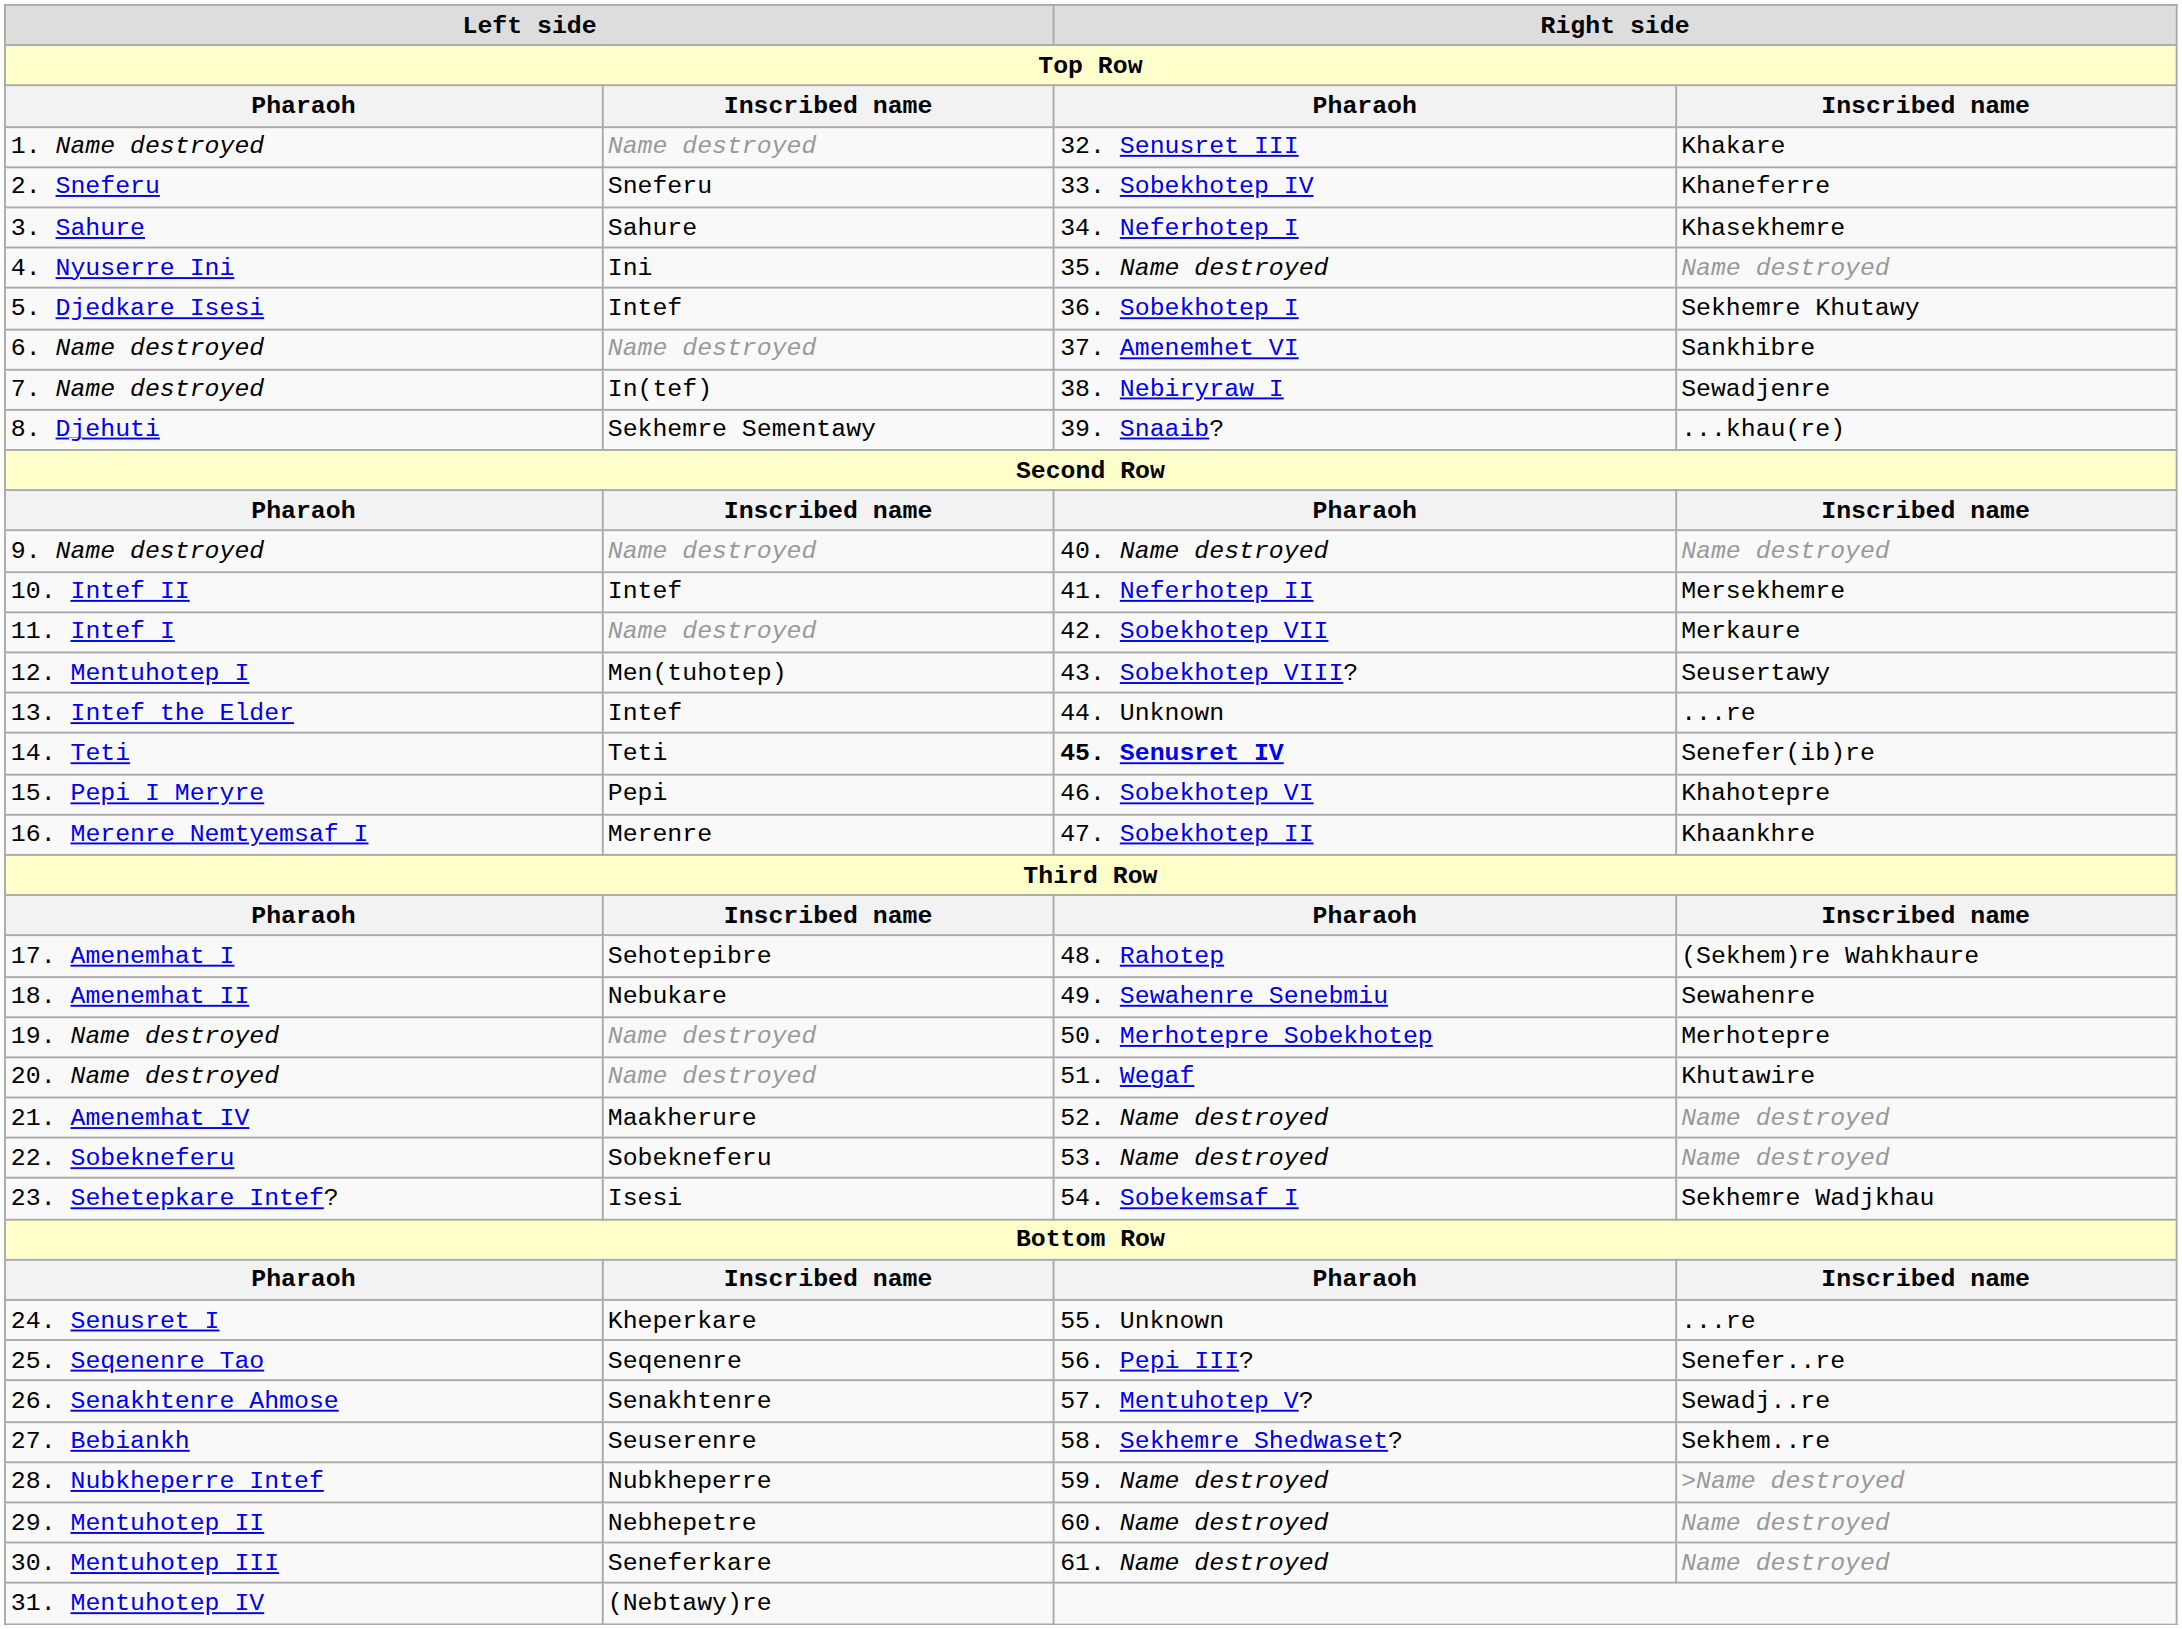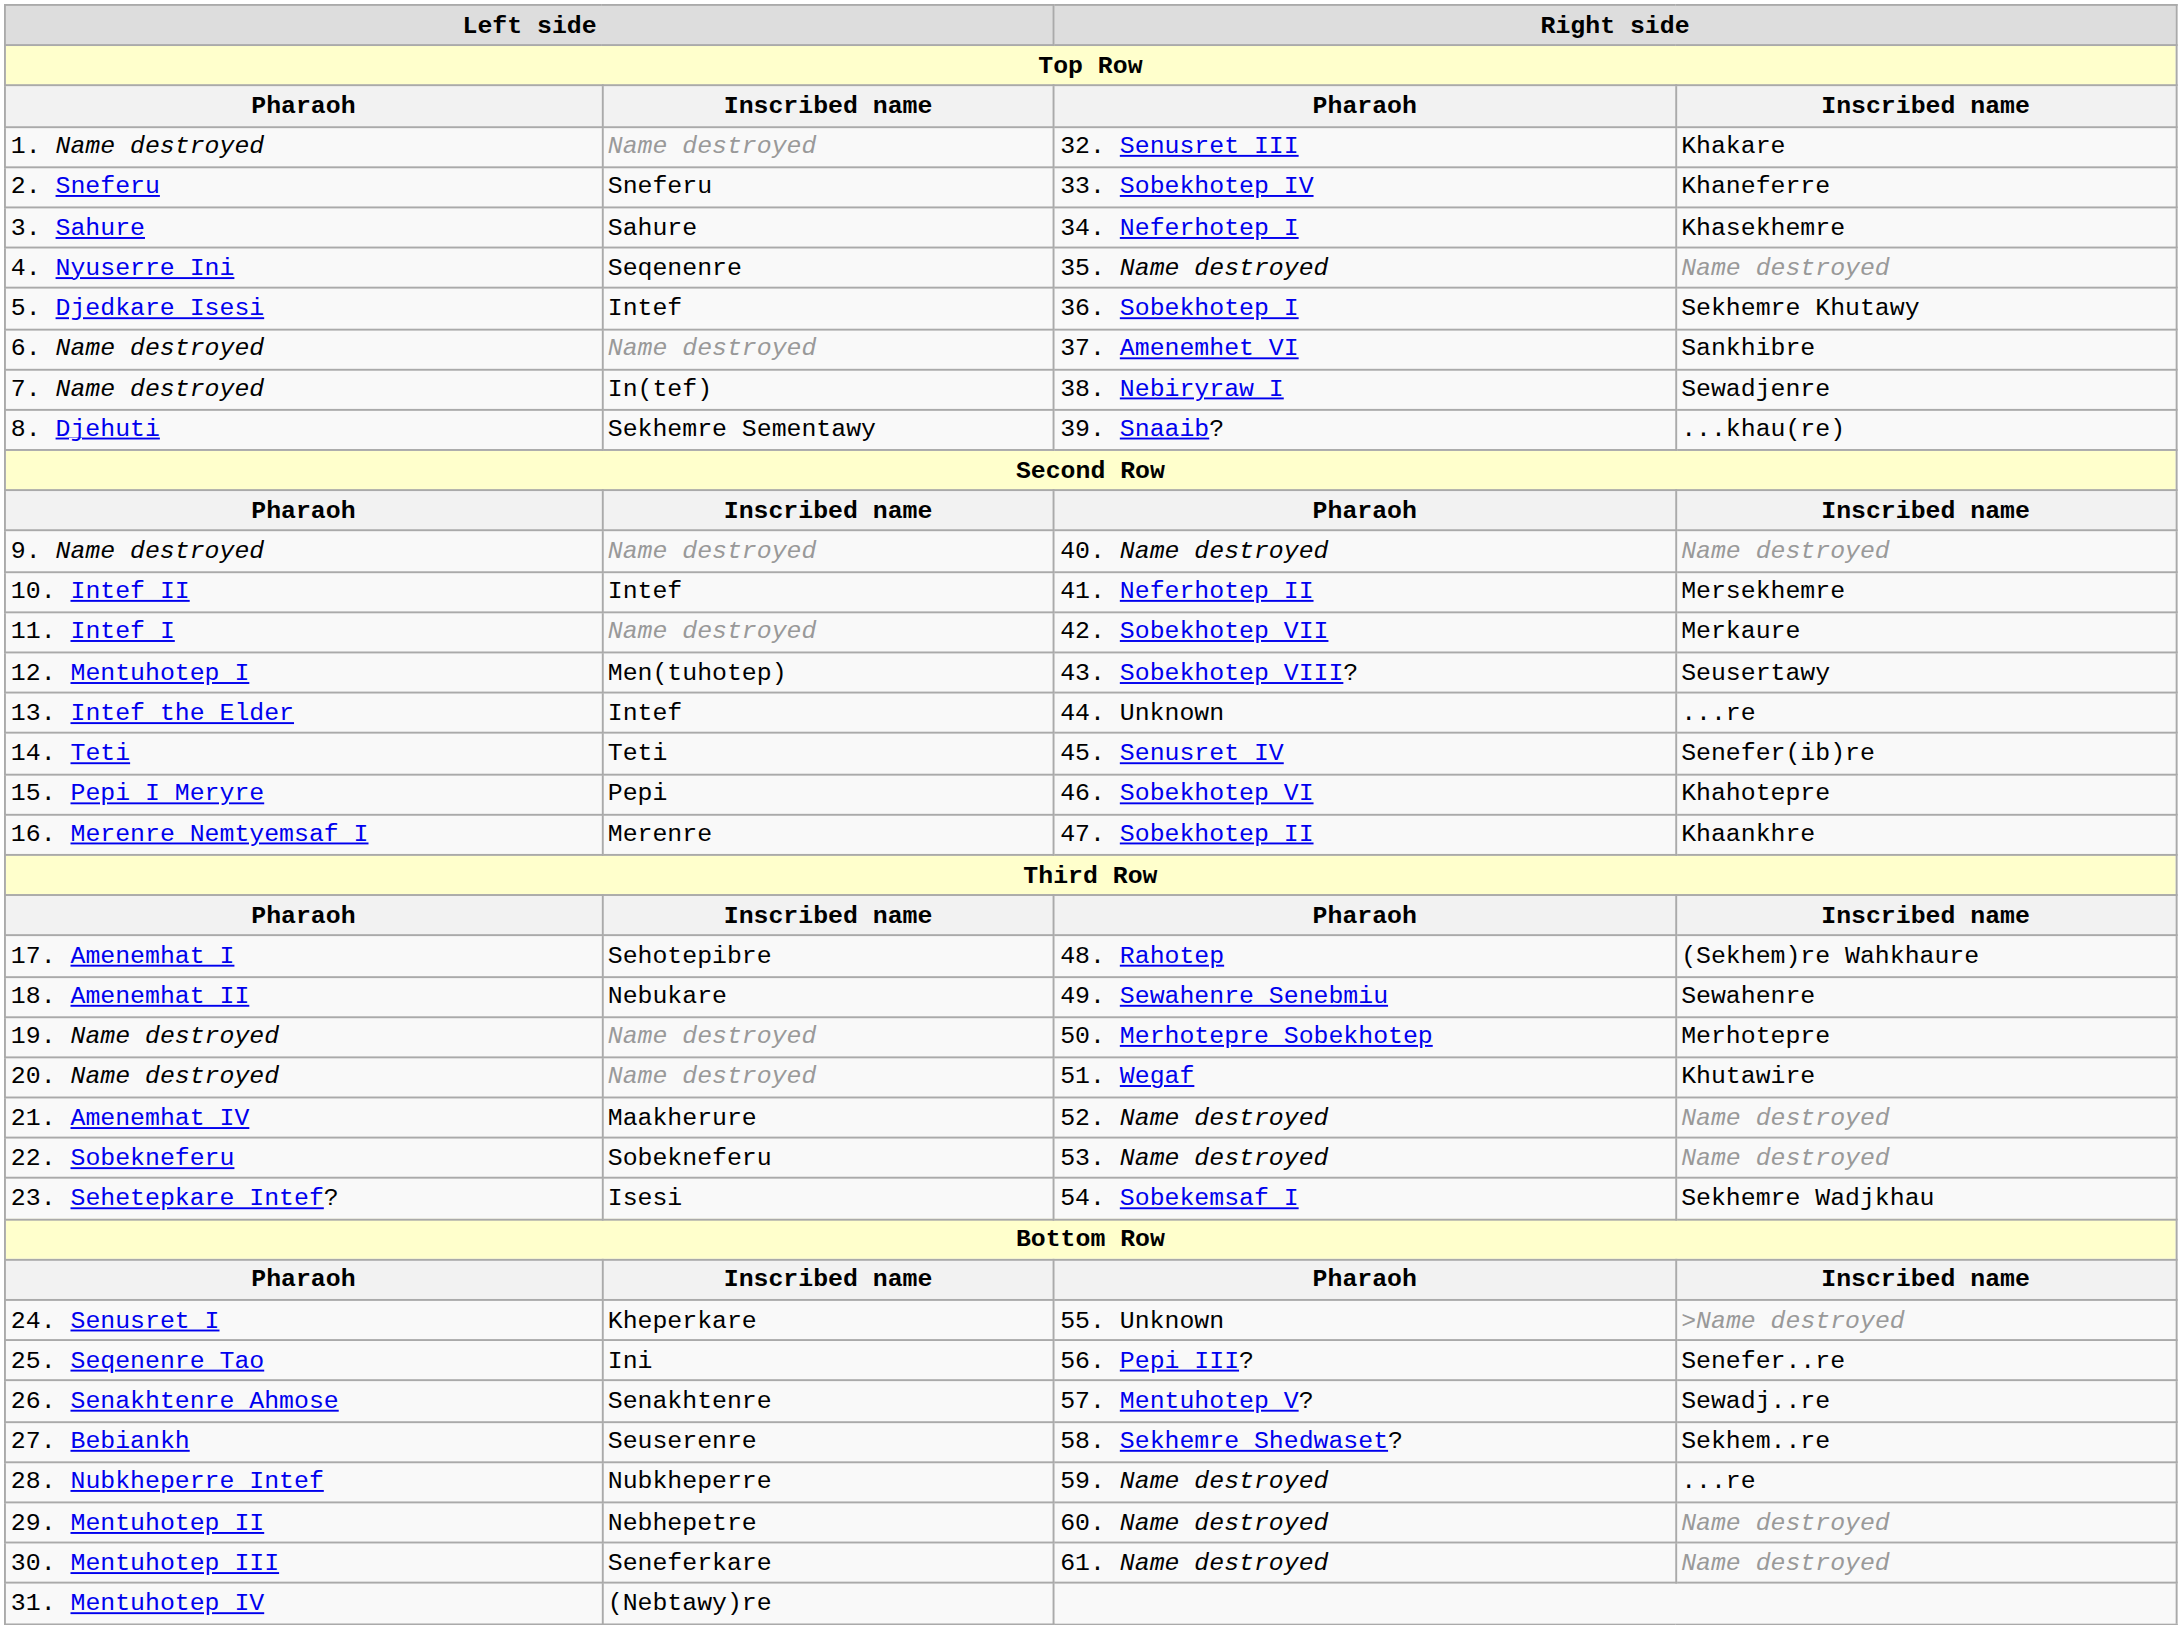(630, 268) Ini -> (675, 268) Seqenenre
(1172, 754) bold -> (1172, 754) normal
(1718, 1320) ...re -> (1793, 1320) >Name destroyed
(675, 1361) Seqenenre -> (630, 1361) Ini
(1793, 1482) >Name destroyed -> (1718, 1482) ...re
